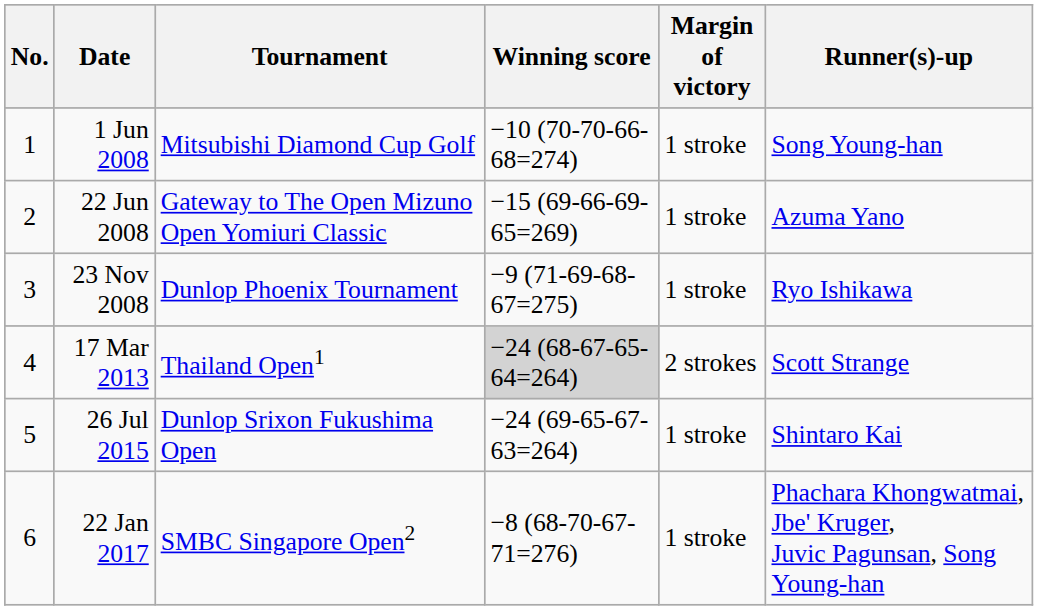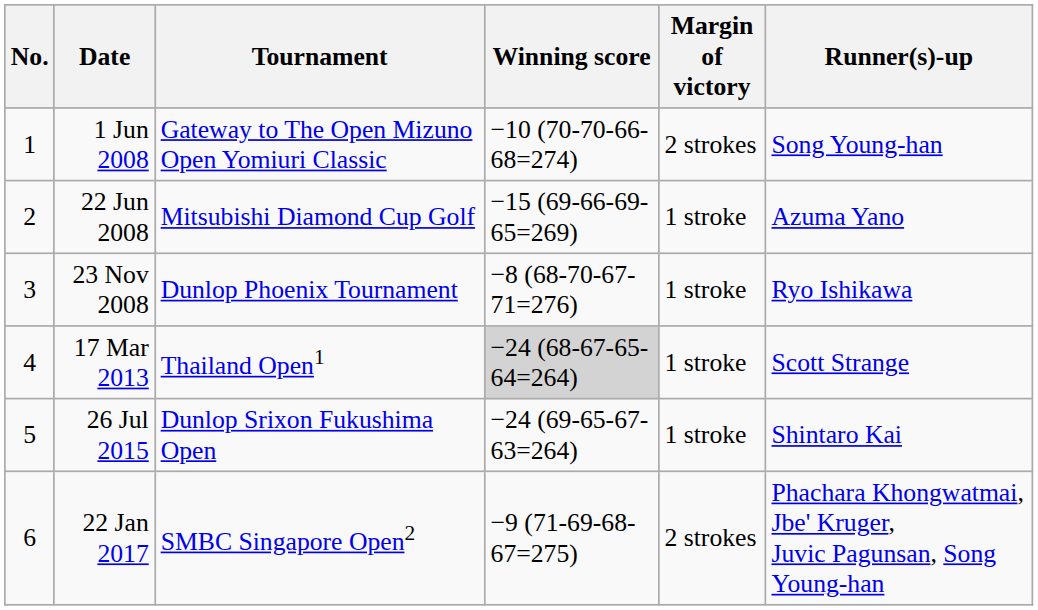(318, 144) Mitsubishi Diamond Cup Golf -> (317, 144) Gateway to The Open Mizuno Open Yomiuri Classic
(705, 144) 1 stroke -> (710, 144) 2 strokes
(317, 217) Gateway to The Open Mizuno Open Yomiuri Classic -> (318, 217) Mitsubishi Diamond Cup Golf
(563, 289) −9 (71-69-68-67=275) -> (563, 289) −8 (68-70-67-71=276)
(710, 362) 2 strokes -> (705, 362) 1 stroke
(563, 538) −8 (68-70-67-71=276) -> (563, 538) −9 (71-69-68-67=275)
(705, 538) 1 stroke -> (710, 538) 2 strokes
